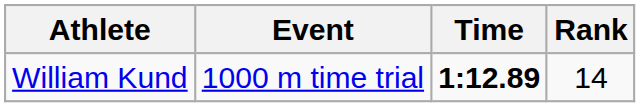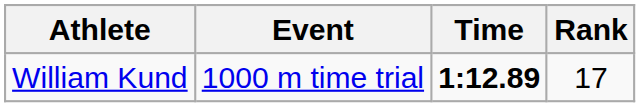(591, 77) 14 -> (591, 77) 17
